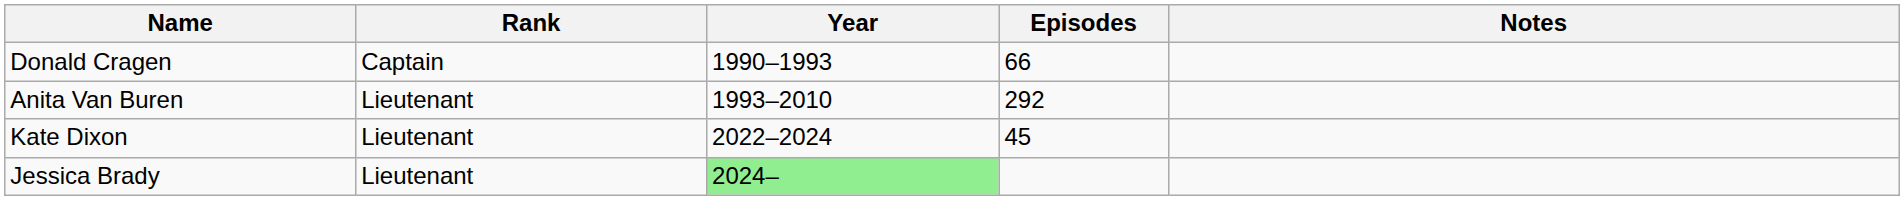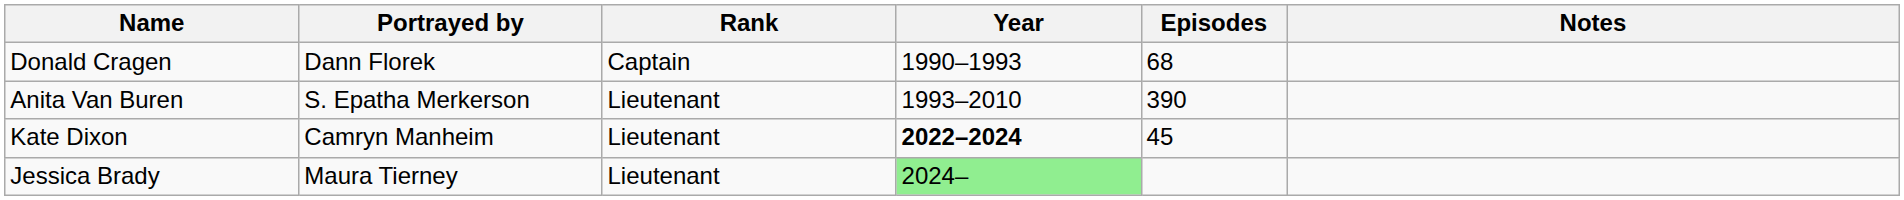+ column: (450, 23)
(1018, 61) 66 -> (1160, 61) 68
(1024, 99) 292 -> (1167, 99) 390
(772, 137) normal -> (962, 137) bold
